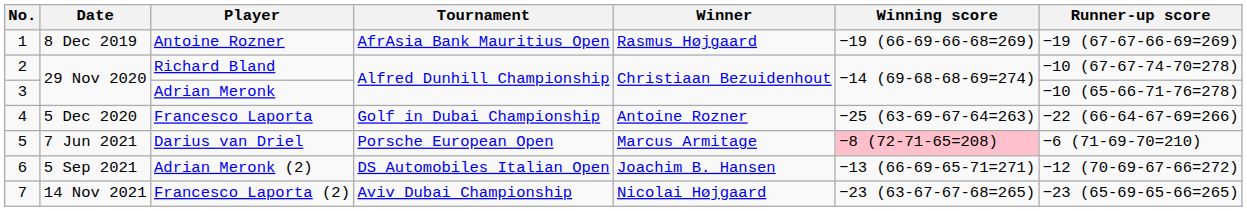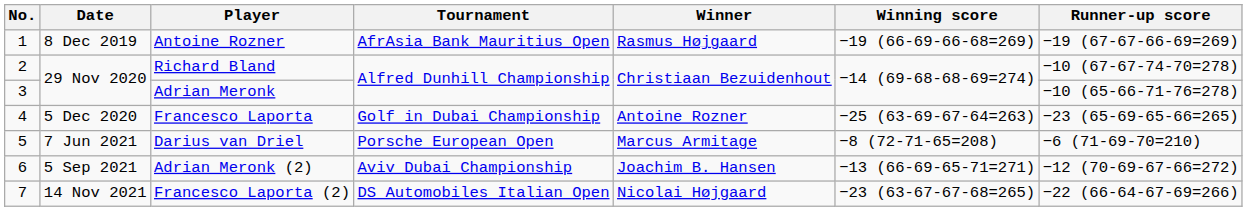(1141, 118) −22 (66-64-67-69=266) -> (1141, 118) −23 (65-69-65-66=265)
(919, 143) pink background -> (919, 143) no background
(484, 168) DS Automobiles Italian Open -> (465, 168) Aviv Dubai Championship
(465, 193) Aviv Dubai Championship -> (484, 193) DS Automobiles Italian Open
(1141, 193) −23 (65-69-65-66=265) -> (1141, 193) −22 (66-64-67-69=266)
